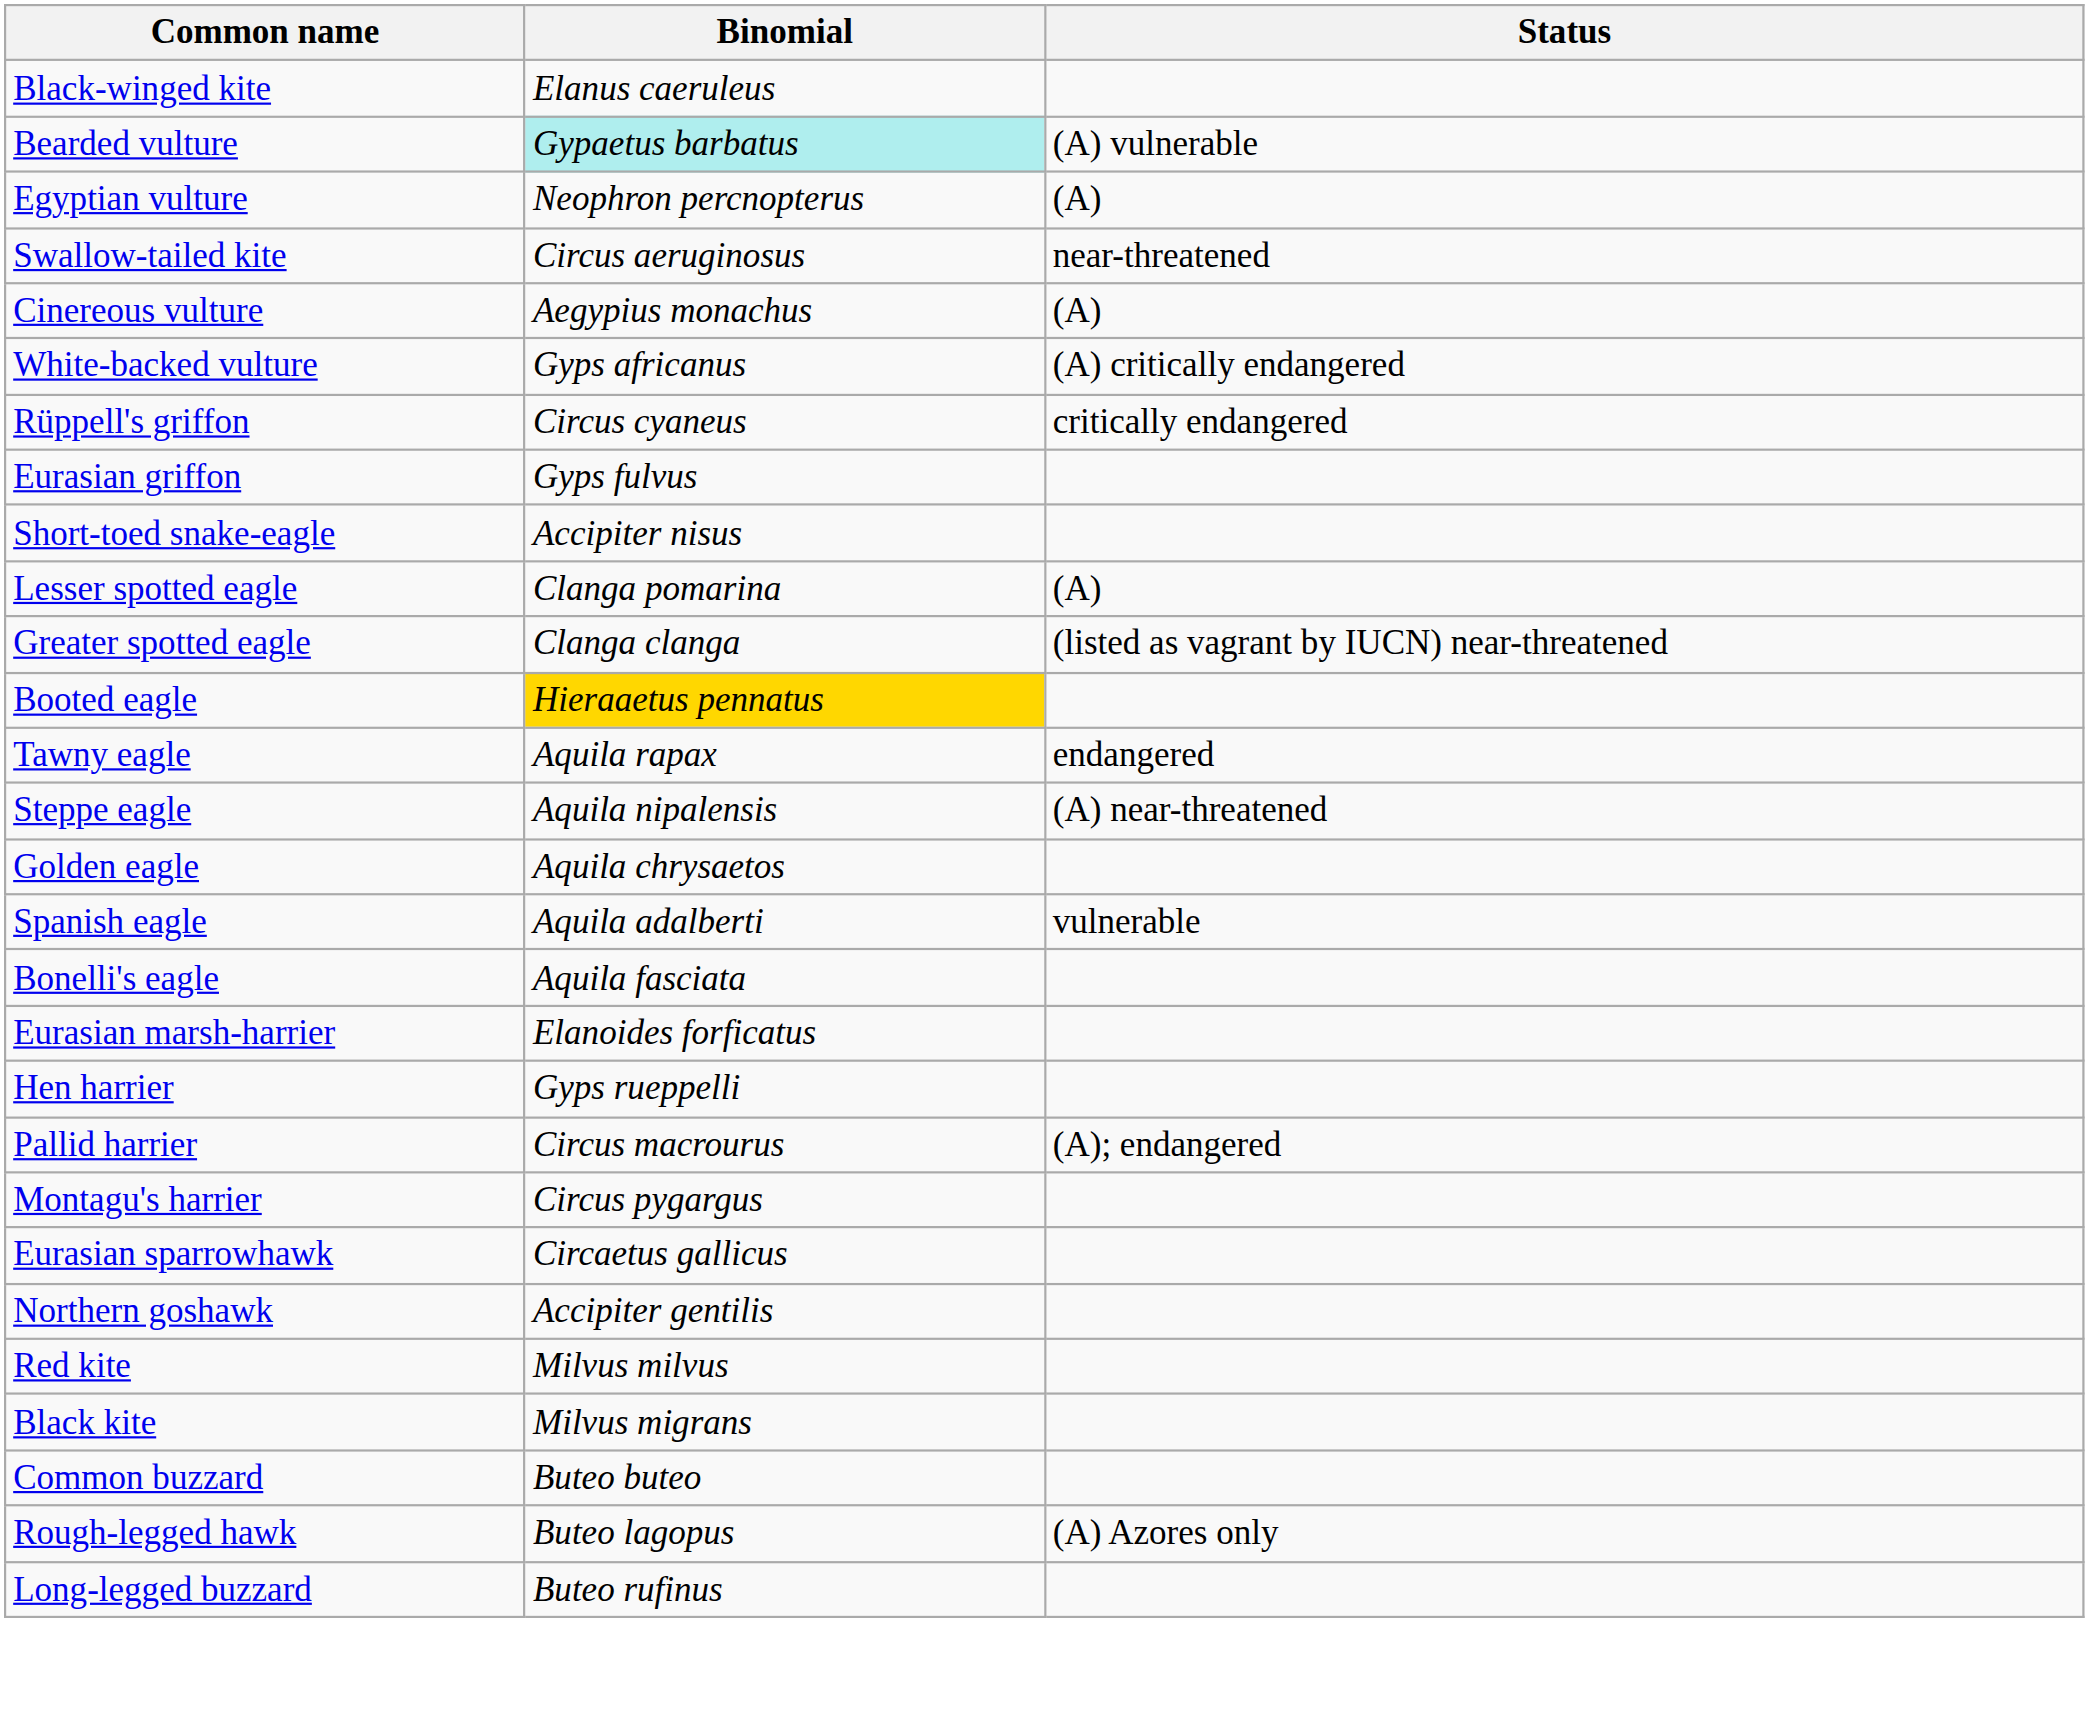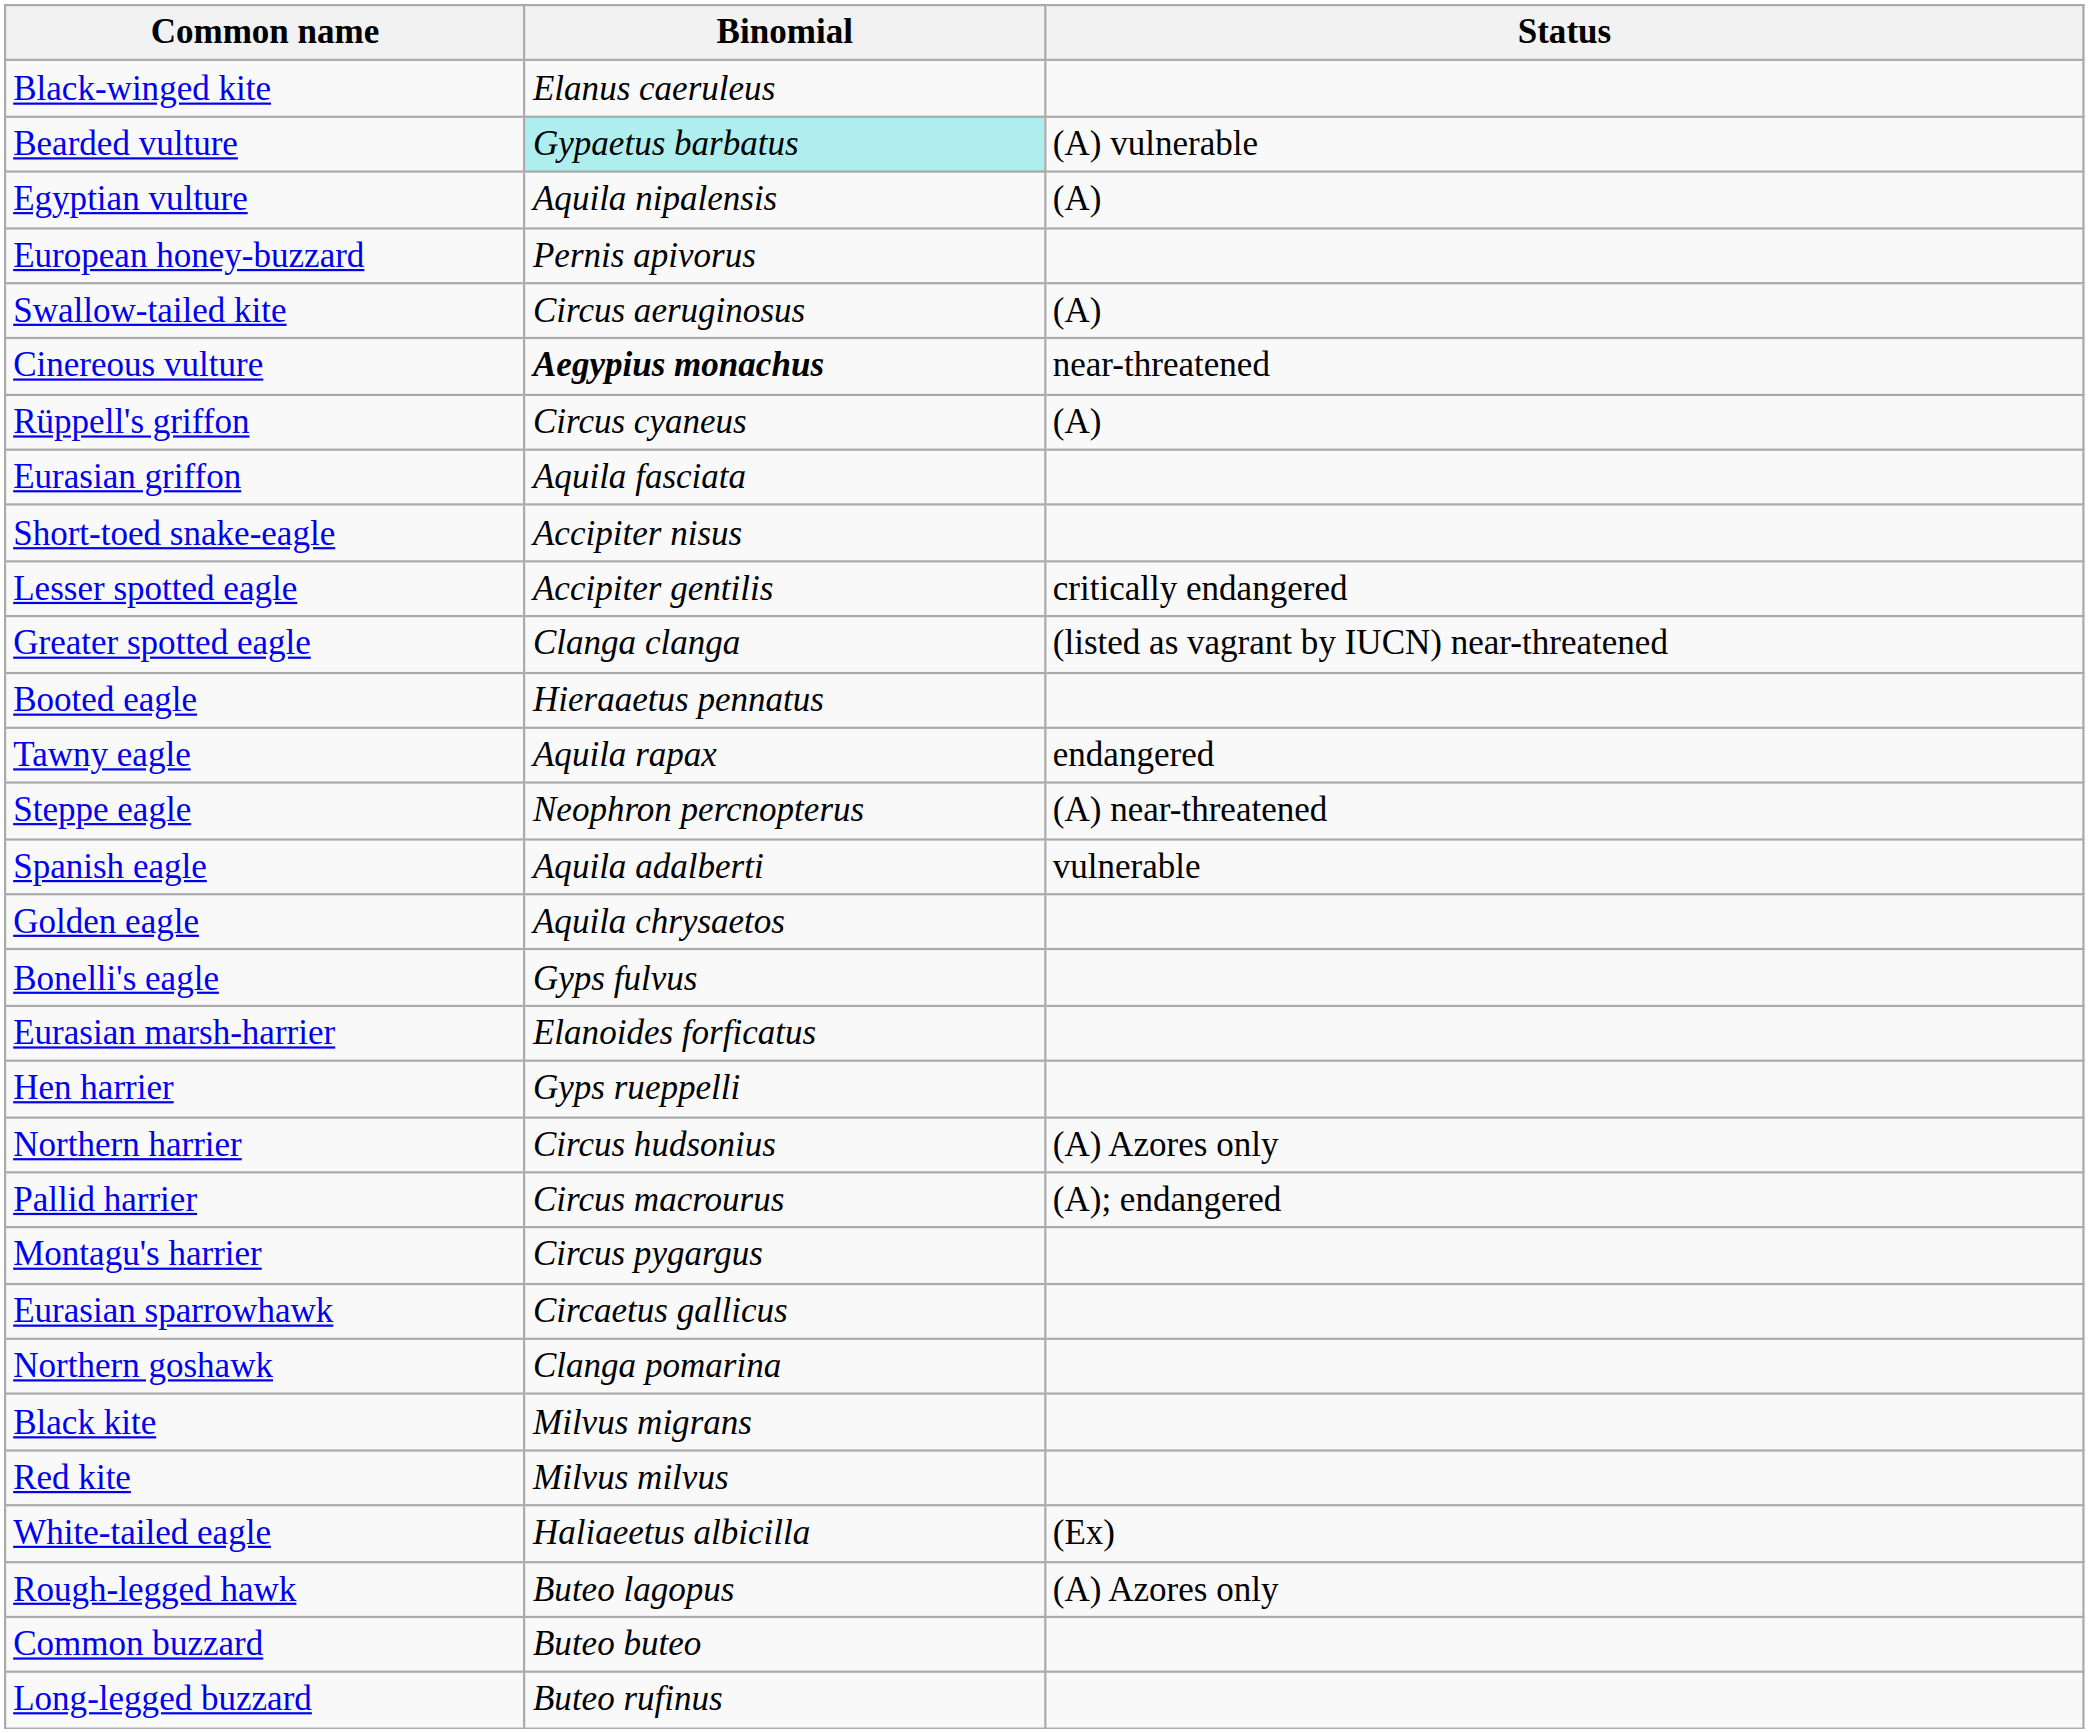(699, 198) Neophron percnopterus -> (655, 198) Aquila nipalensis
+ row: (189, 254)
(1161, 254) near-threatened -> (1077, 310) (A)
(673, 310) normal -> (679, 365) bold
(1077, 310) (A) -> (1161, 365) near-threatened
- row: (165, 365)
(1200, 421) critically endangered -> (1077, 421) (A)
(615, 476) Gyps fulvus -> (640, 476) Aquila fasciata
(657, 587) Clanga pomarina -> (653, 587) Accipiter gentilis
(1077, 587) (A) -> (1200, 587) critically endangered
(678, 699) gold background -> (678, 699) no background
(655, 810) Aquila nipalensis -> (699, 810) Neophron percnopterus
rows swapped: (110, 921) <-> (106, 865)
(640, 976) Aquila fasciata -> (615, 976) Gyps fulvus
+ row: (127, 1143)
(653, 1310) Accipiter gentilis -> (657, 1365) Clanga pomarina
rows swapped: (72, 1365) <-> (85, 1421)
+ row: (142, 1532)
rows swapped: (155, 1532) <-> (138, 1477)
